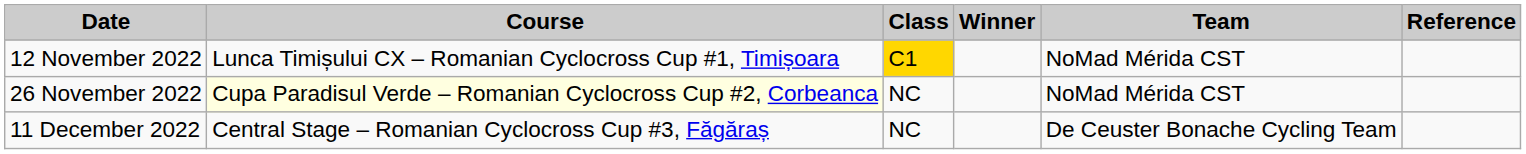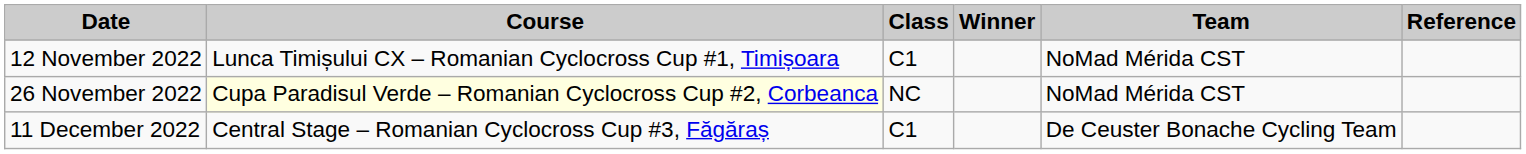(903, 58) gold background -> (903, 58) no background
(905, 129) NC -> (903, 129) C1
